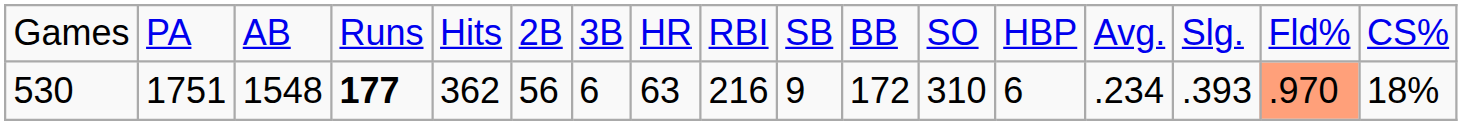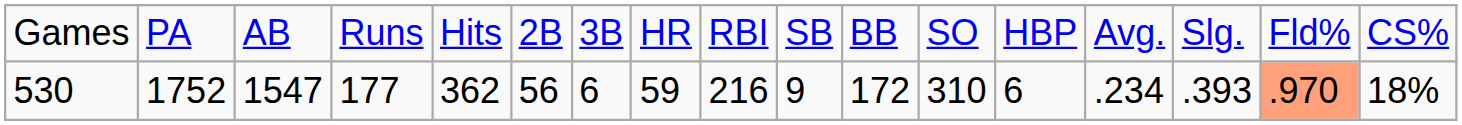(186, 90) 1751 -> (186, 90) 1752
(283, 90) 1548 -> (283, 90) 1547
(369, 90) bold -> (369, 90) normal
(660, 90) 63 -> (660, 90) 59
